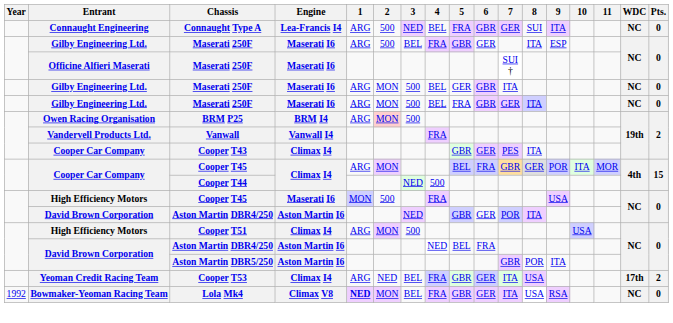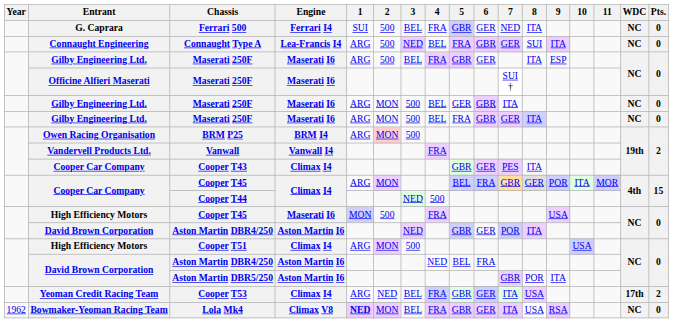+ row: (99, 28)
(16, 294) 1992 -> (16, 310) 1962
